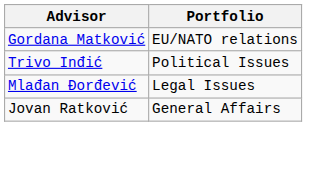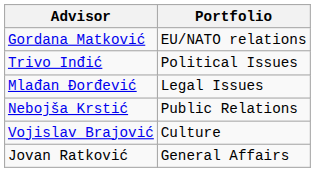+ row: (68, 109)
+ row: (81, 133)
